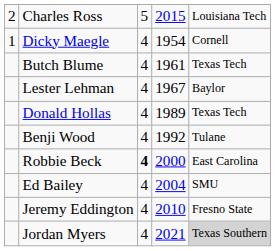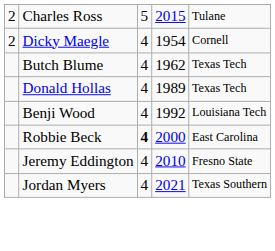(229, 16) Louisiana Tech -> (209, 16) Tulane
(12, 40) 1 -> (12, 40) 2
(170, 64) 1961 -> (170, 64) 1962
- row: (68, 88)
(209, 137) Tulane -> (229, 112) Louisiana Tech
- row: (53, 185)
(230, 233) lightgrey background -> (230, 185) no background
